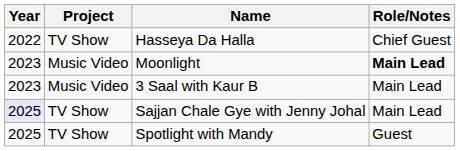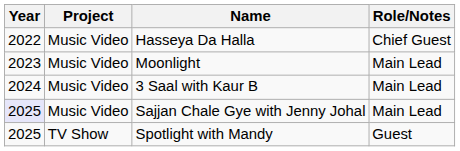(78, 39) TV Show -> (88, 39) Music Video
(409, 63) bold -> (407, 63) normal
(24, 87) 2023 -> (24, 87) 2024
(78, 110) TV Show -> (88, 110) Music Video
